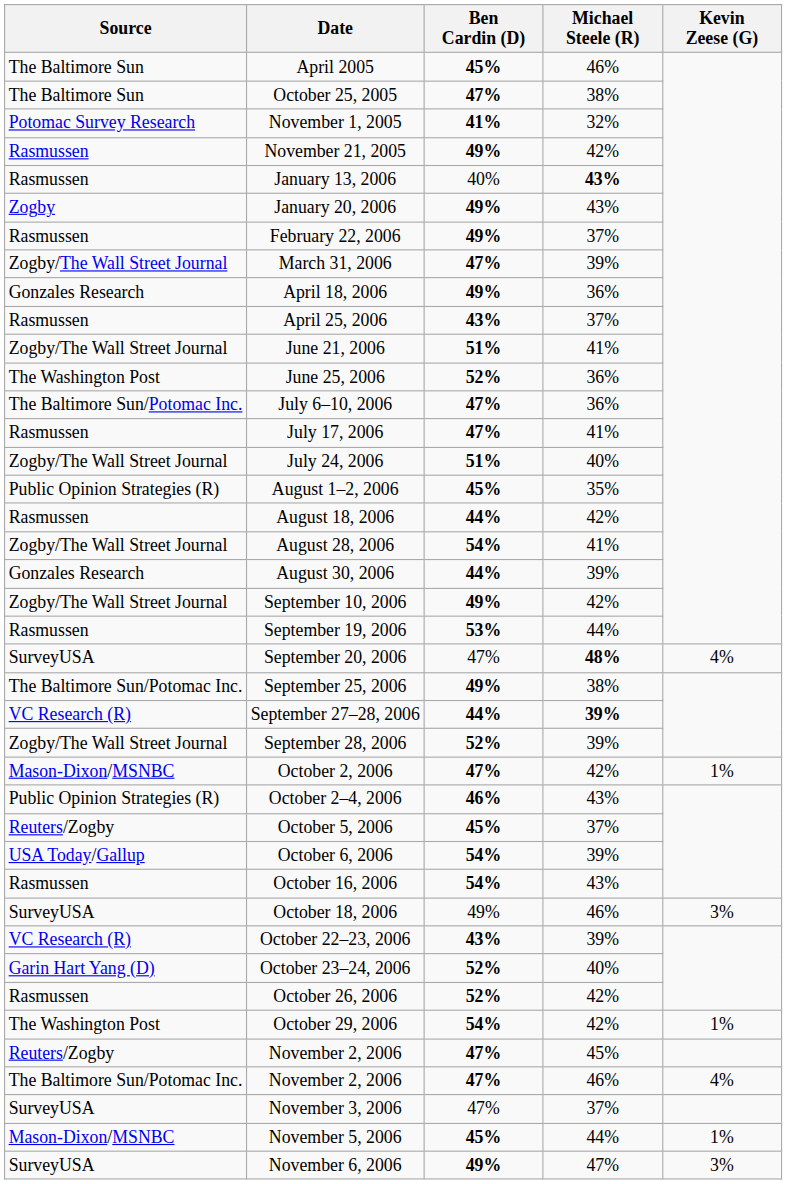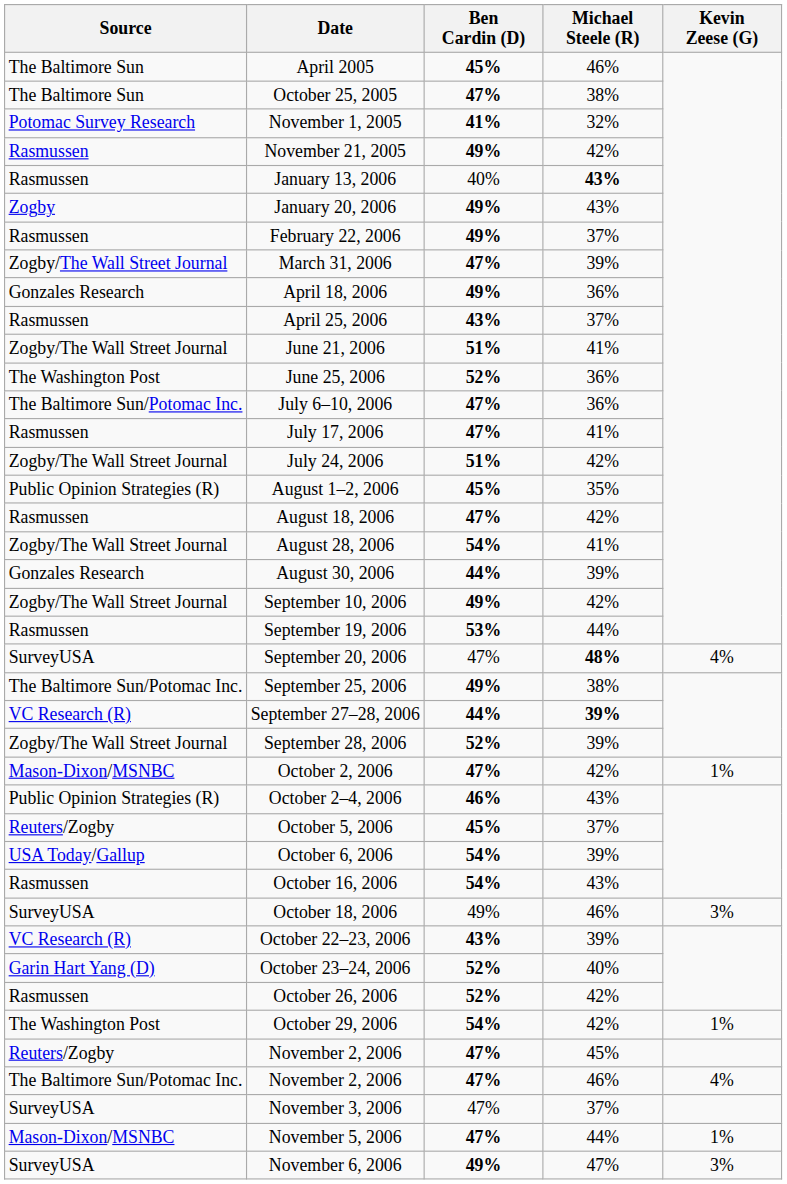(603, 461) 40% -> (603, 461) 42%
(484, 517) 44% -> (484, 517) 47%
(484, 1137) 45% -> (484, 1137) 47%
